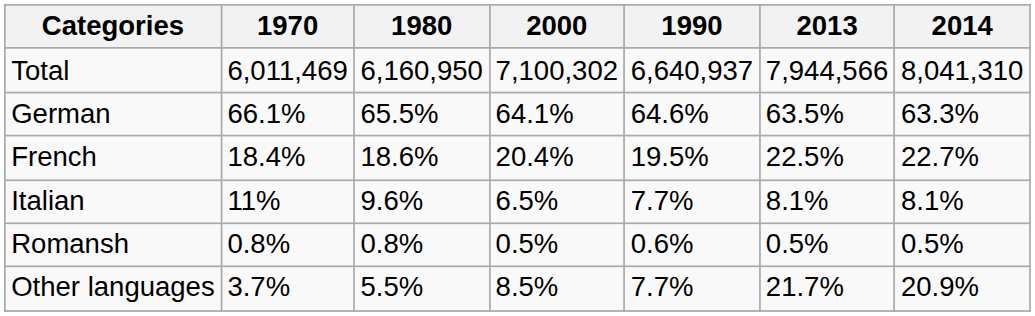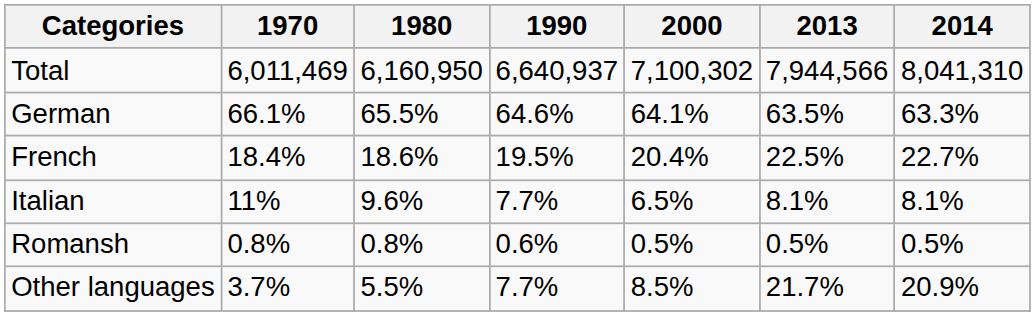columns swapped: (692, 26) <-> (557, 26)
